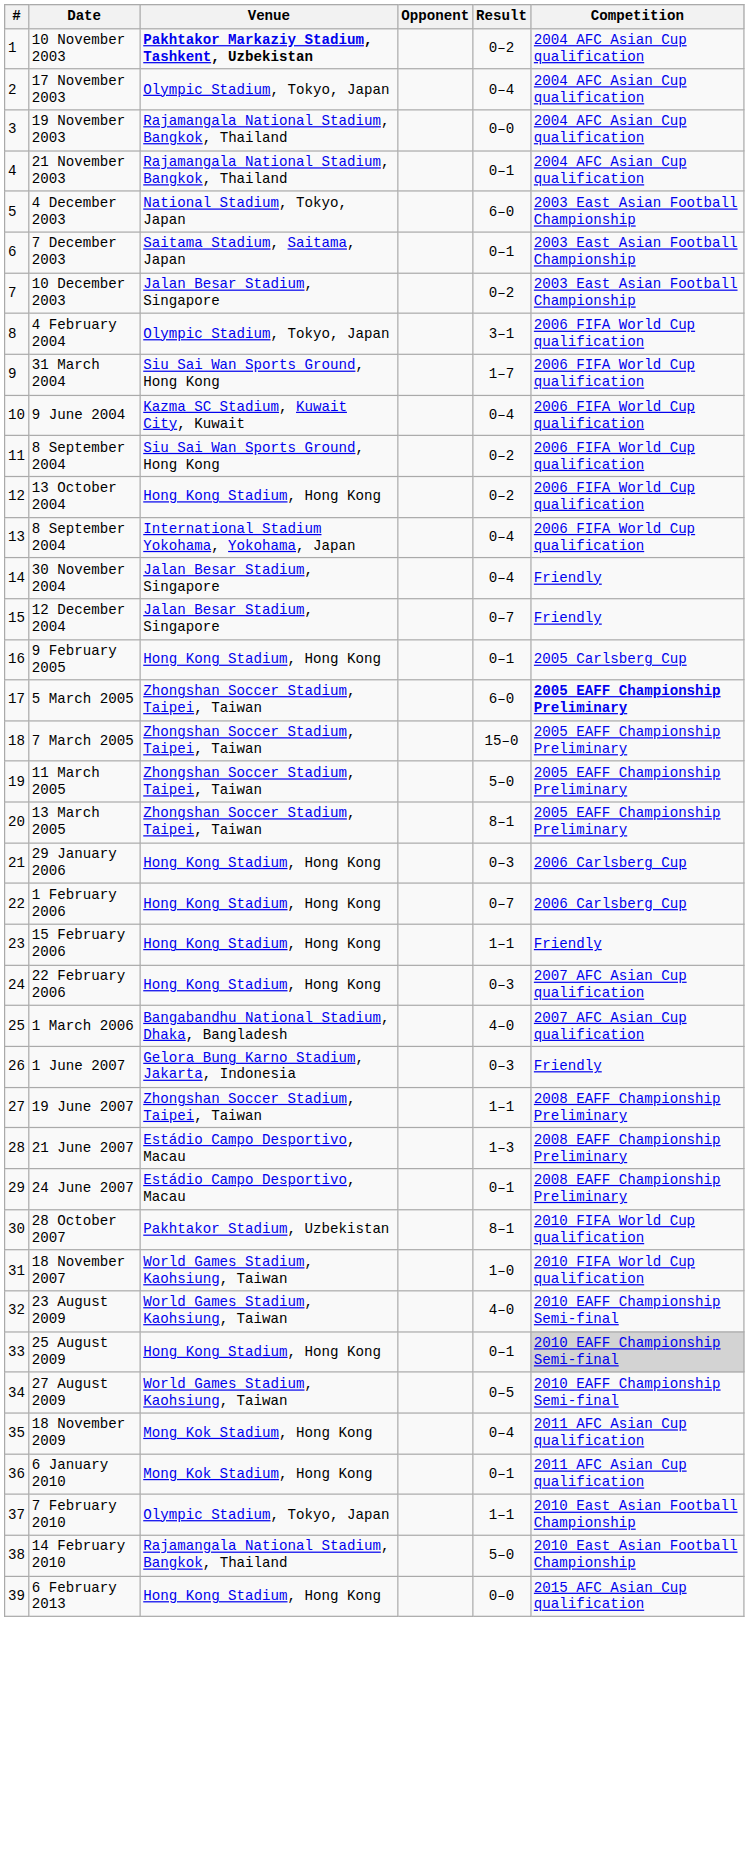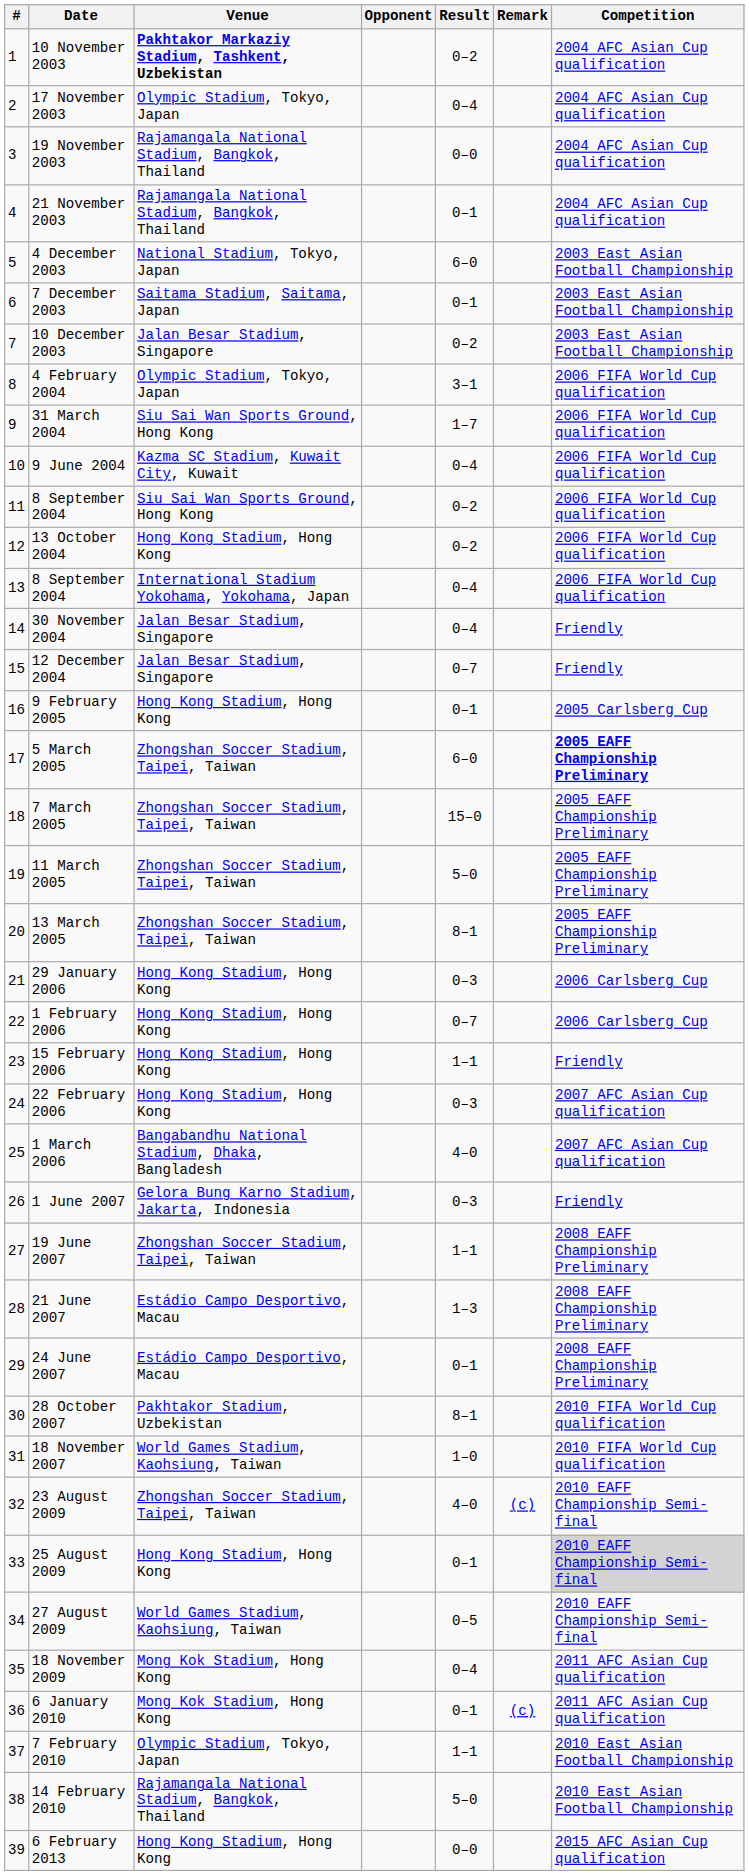+ column: (523, 16)
(228, 1311) World Games Stadium, Kaohsiung, Taiwan -> (243, 1506) Zhongshan Soccer Stadium, Taipei, Taiwan
